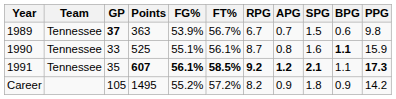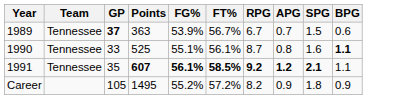- column: (377, 13)
